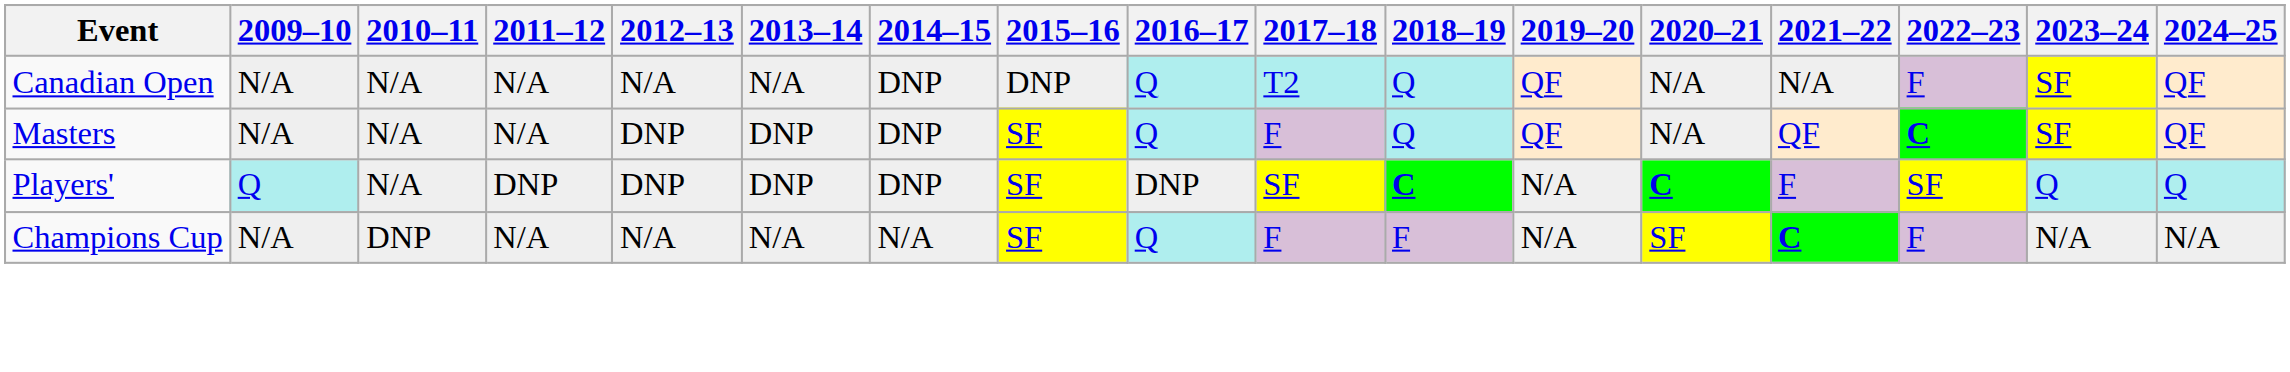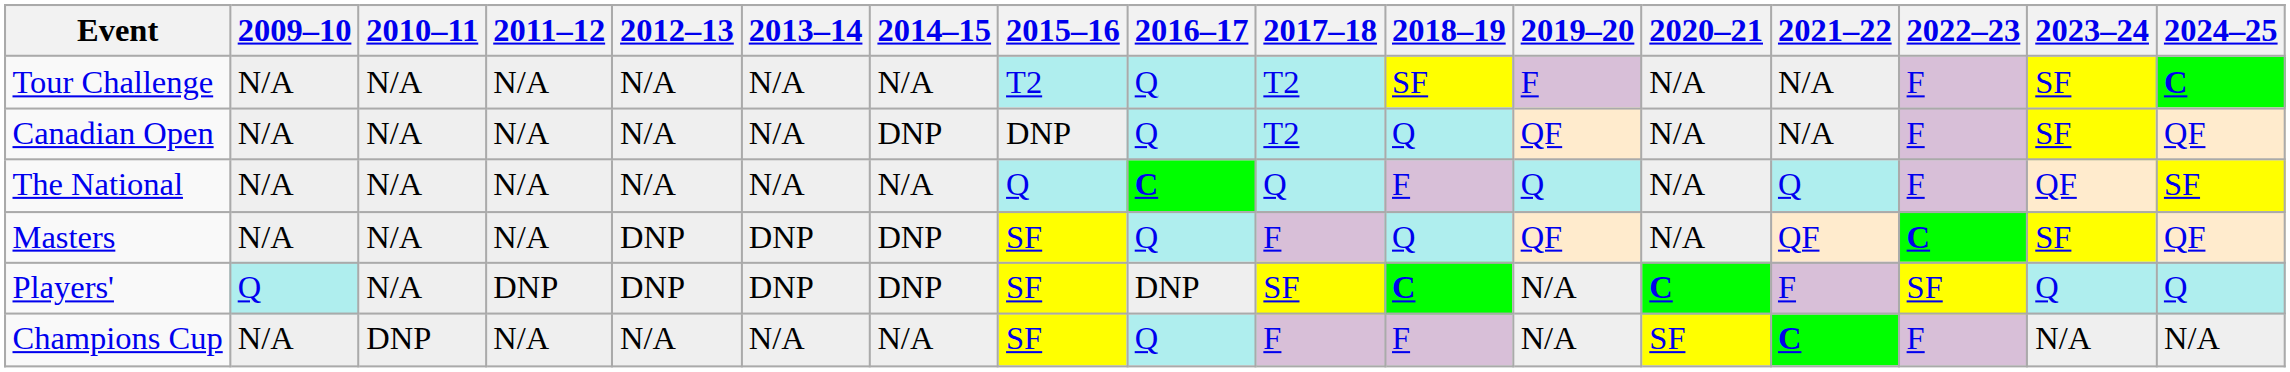+ row: (113, 81)
+ row: (98, 184)
